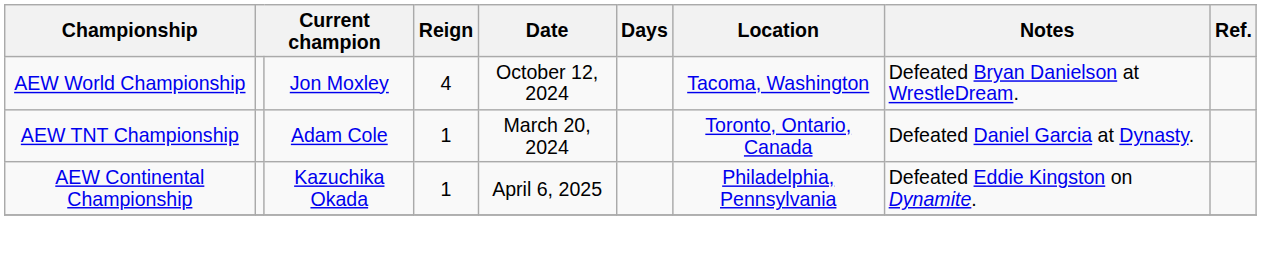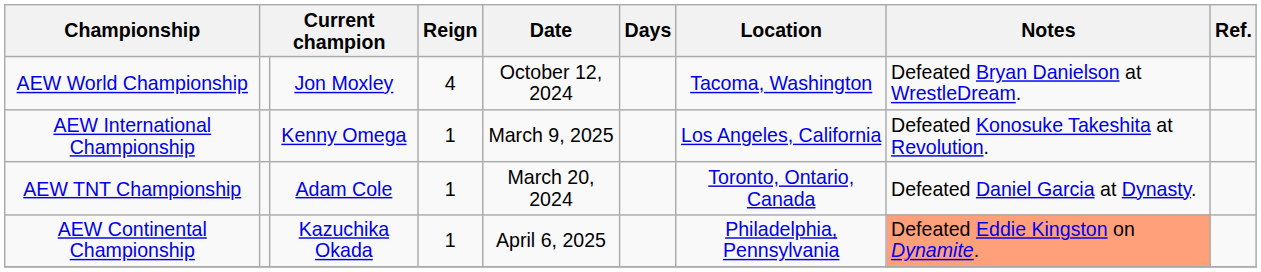+ row: (132, 135)
(1011, 188) no background -> (1013, 240) lightsalmon background
